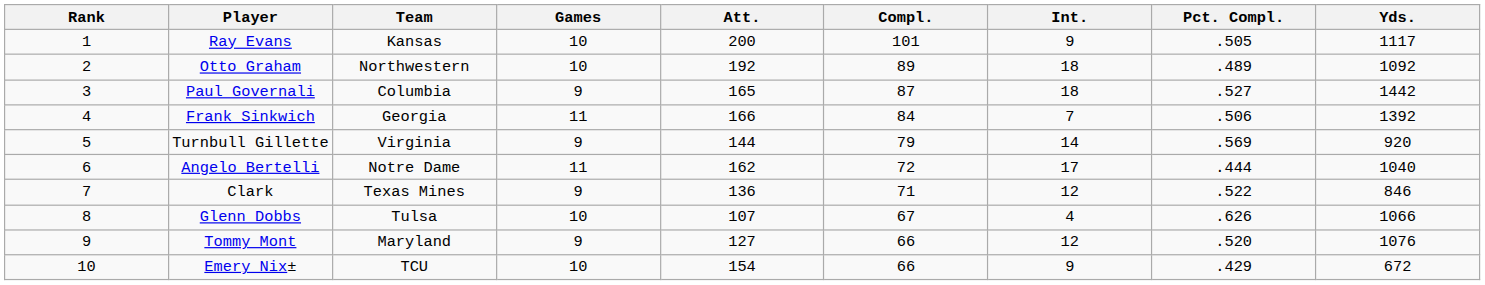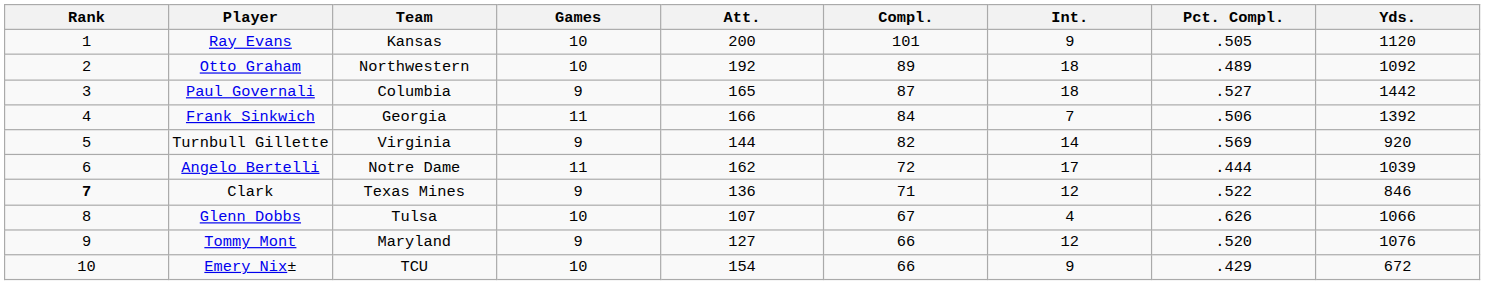(1398, 42) 1117 -> (1398, 42) 1120
(906, 142) 79 -> (906, 142) 82
(1398, 167) 1040 -> (1398, 167) 1039
(87, 192) normal -> (87, 192) bold
